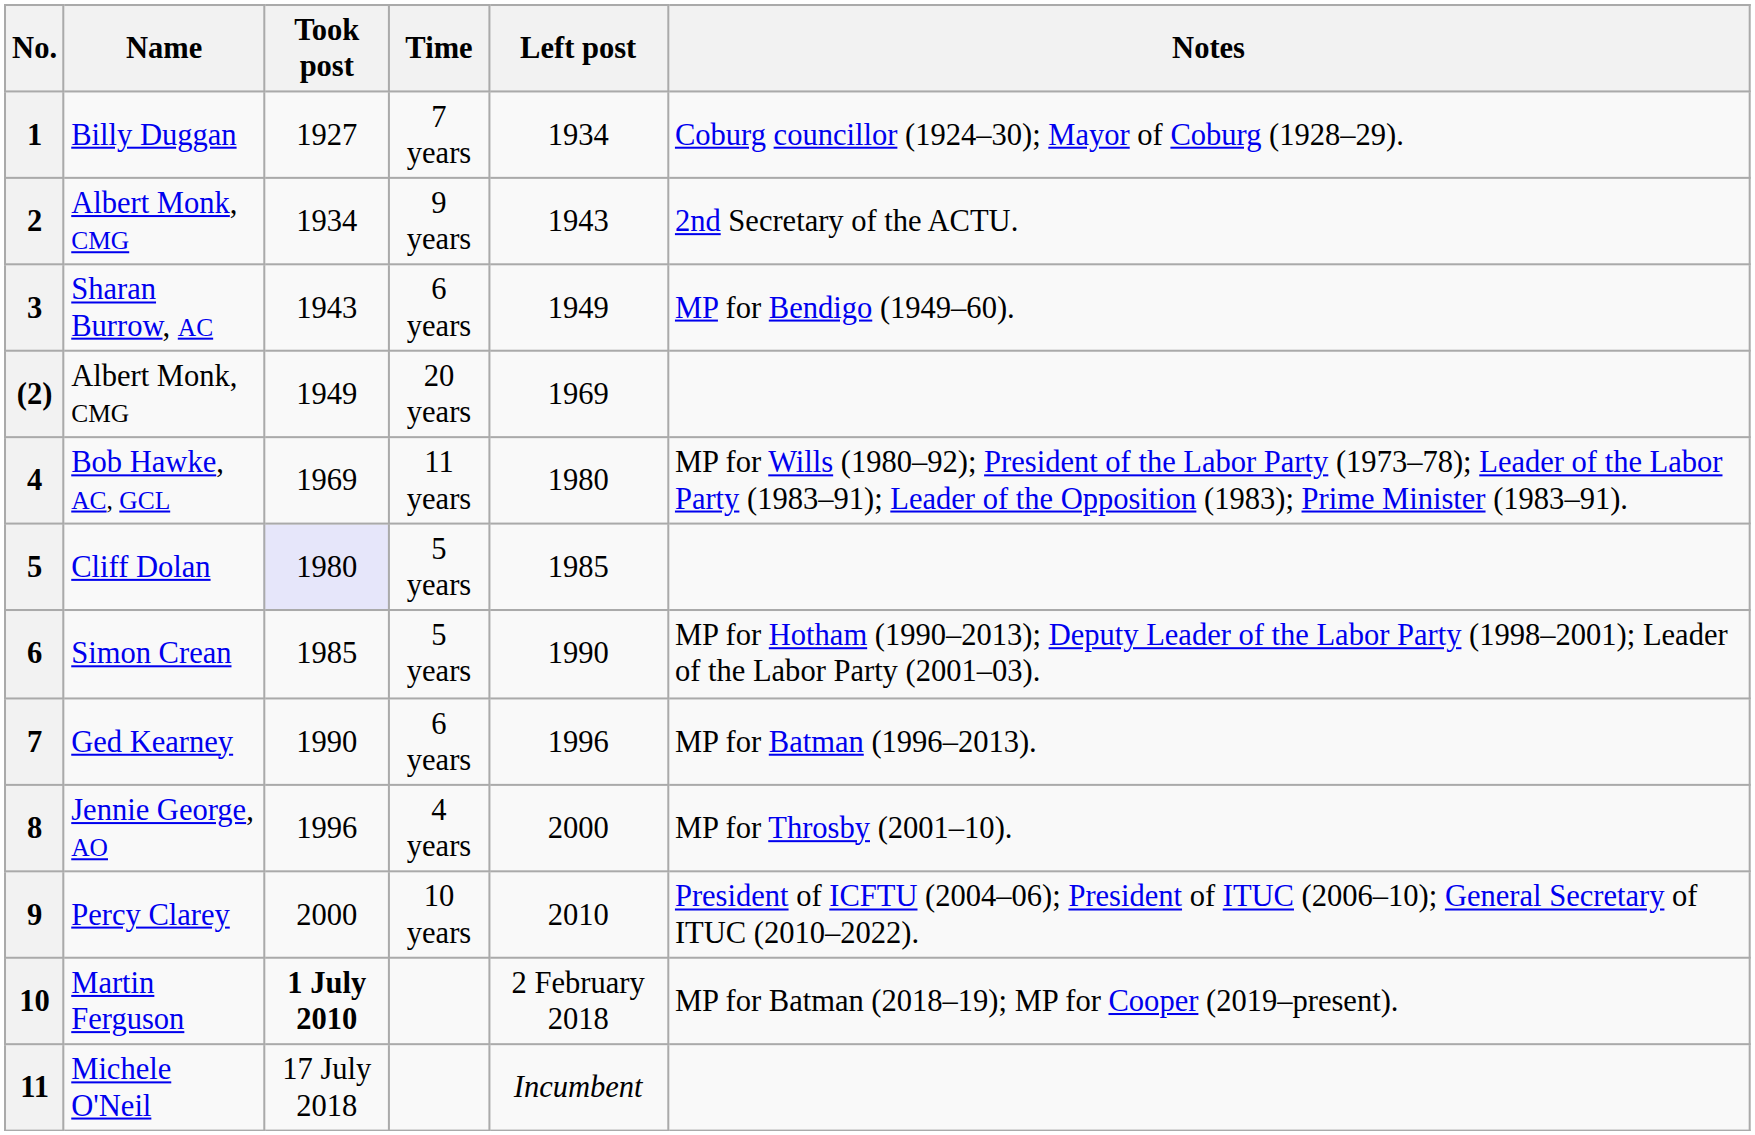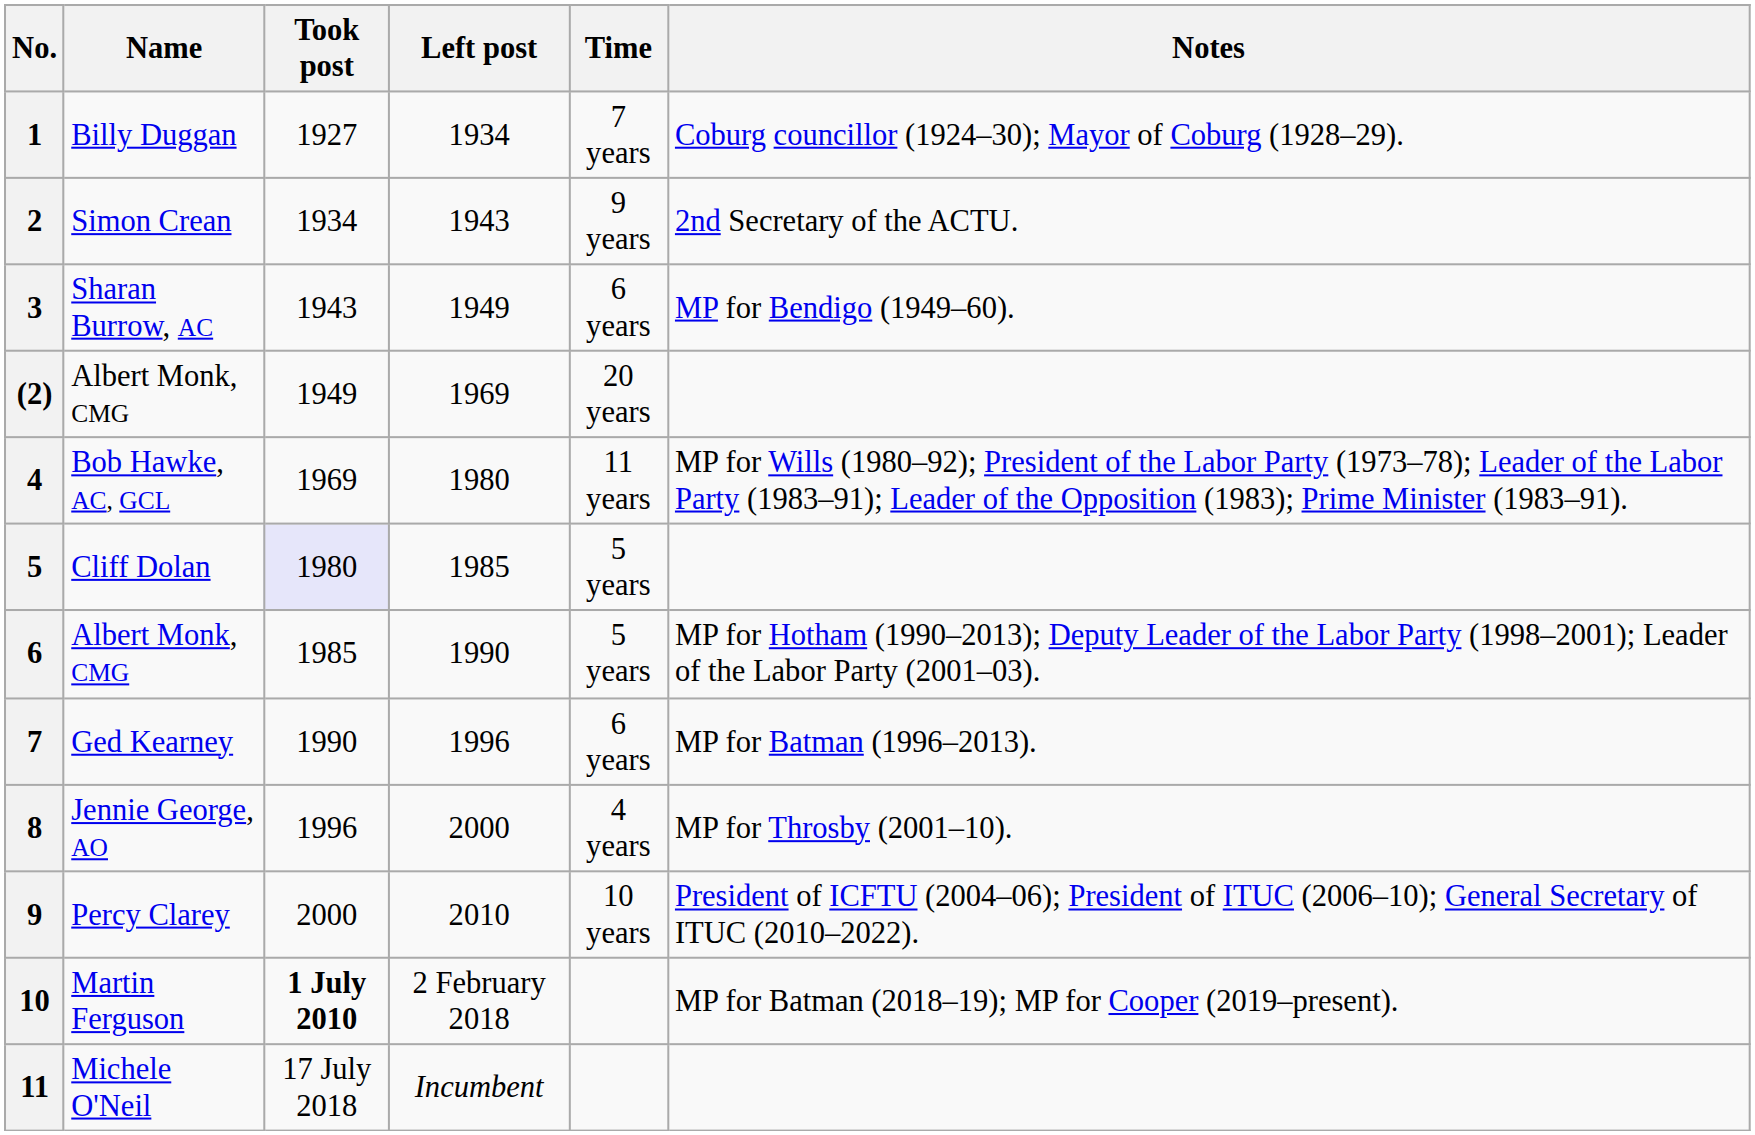columns swapped: (578, 47) <-> (439, 47)
(154, 221) Albert Monk, CMG -> (151, 221) Simon Crean
(151, 653) Simon Crean -> (154, 653) Albert Monk, CMG
